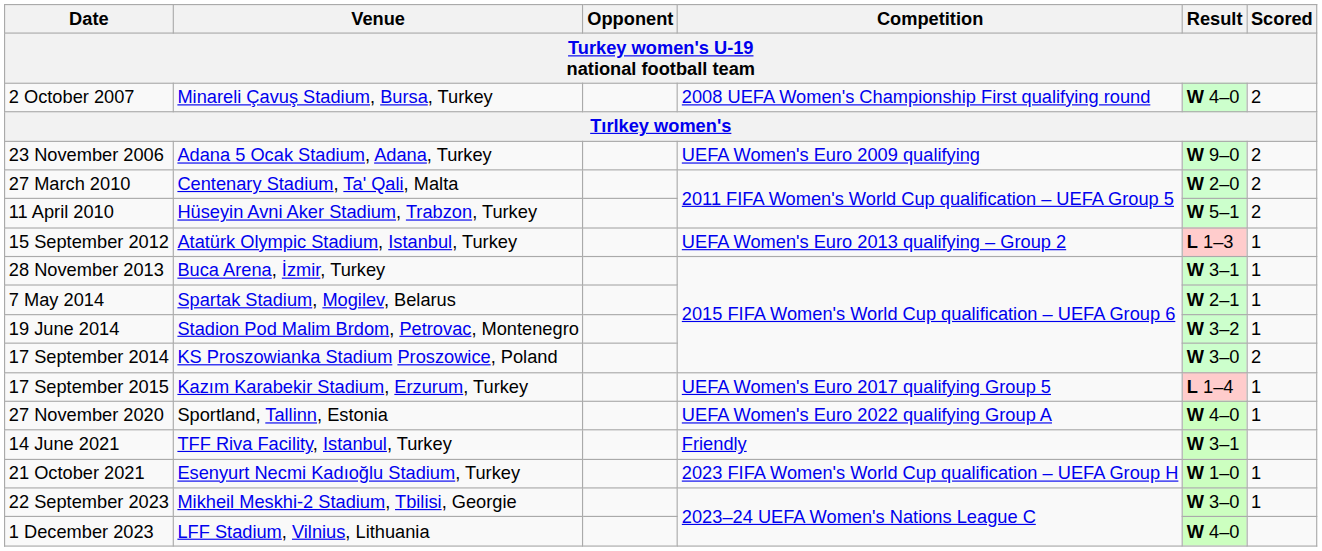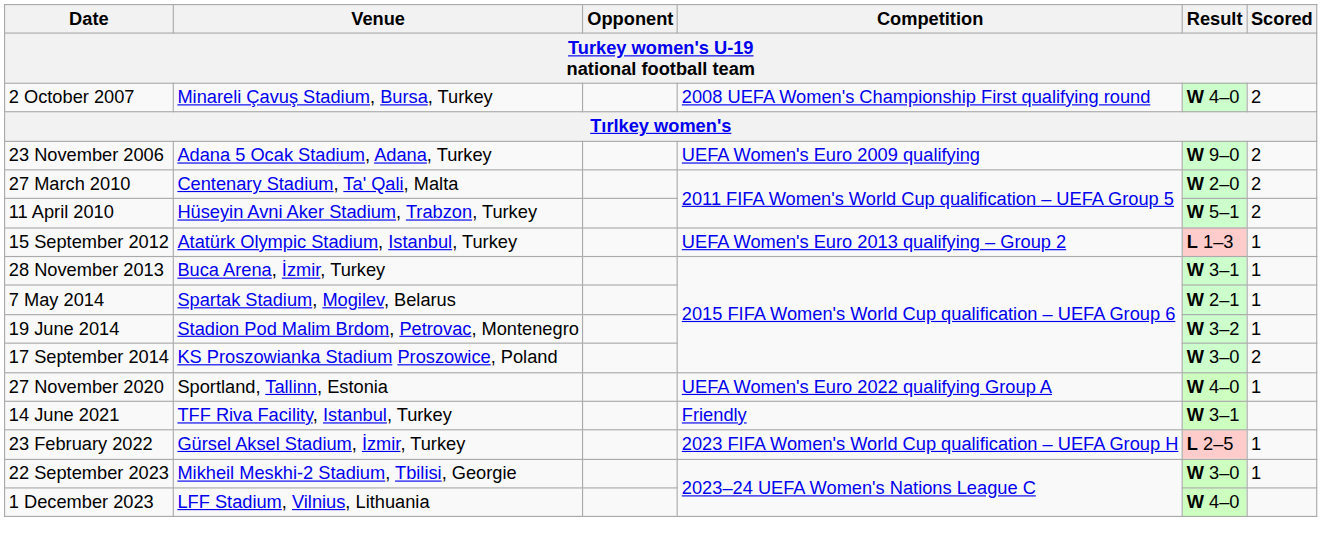- row: (89, 386)
- row: (77, 473)
+ row: (81, 444)
